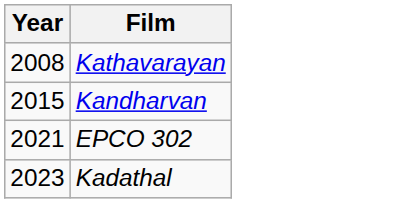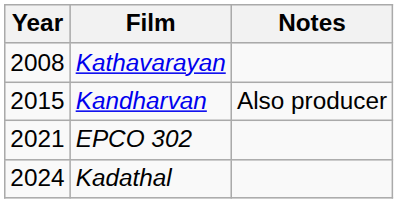+ column: (312, 23)
(37, 178) 2023 -> (37, 178) 2024
